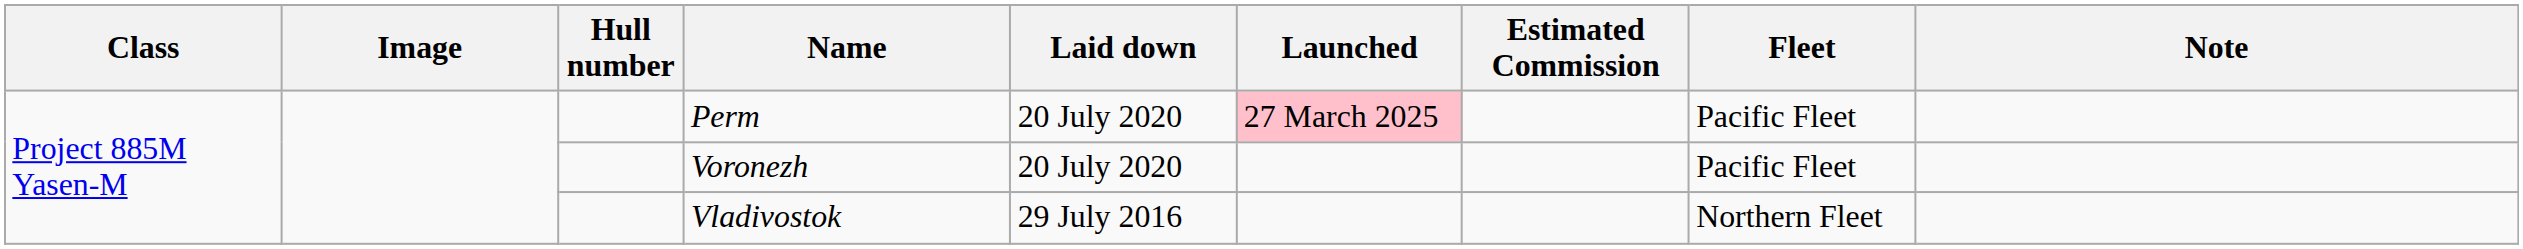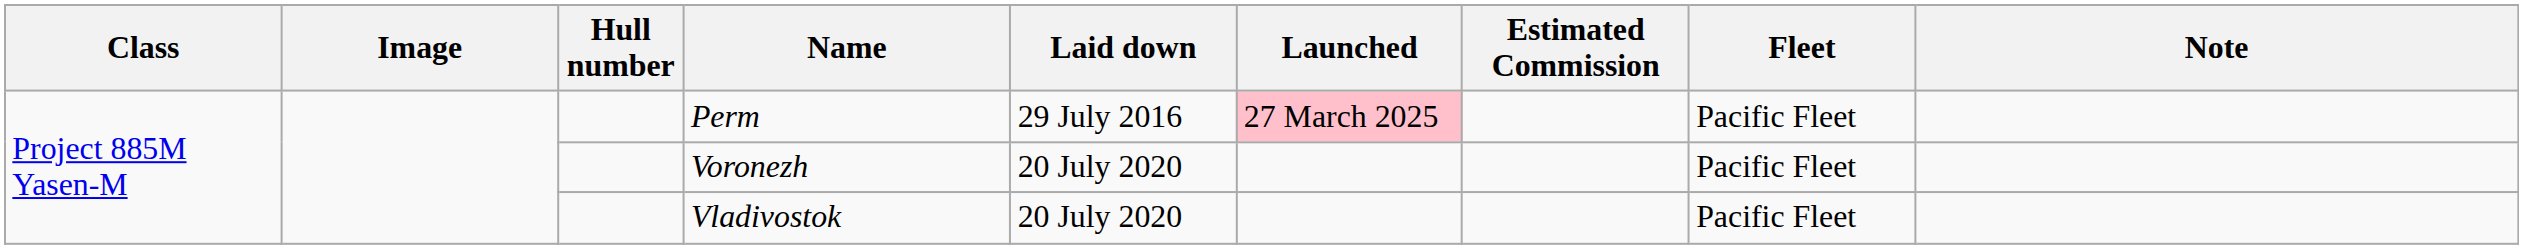(1100, 116) 20 July 2020 -> (1100, 116) 29 July 2016
(1100, 217) 29 July 2016 -> (1100, 217) 20 July 2020
(1789, 217) Northern Fleet -> (1776, 217) Pacific Fleet
